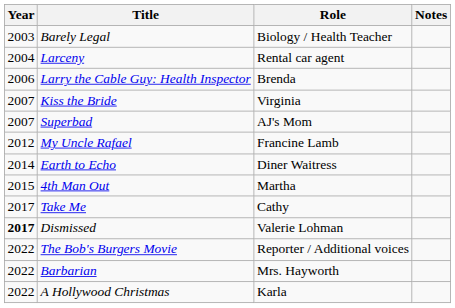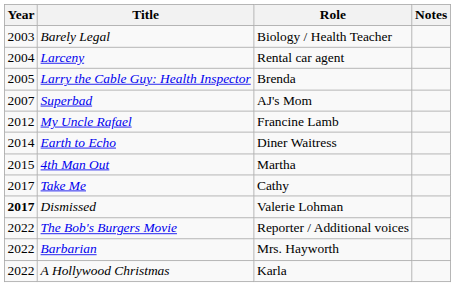(21, 79) 2006 -> (21, 79) 2005
- row: (79, 100)
